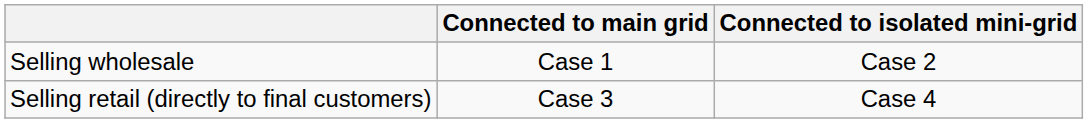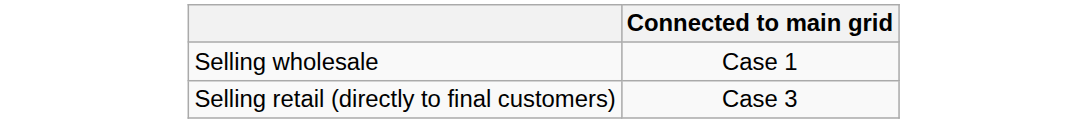- column: (898, 23)
